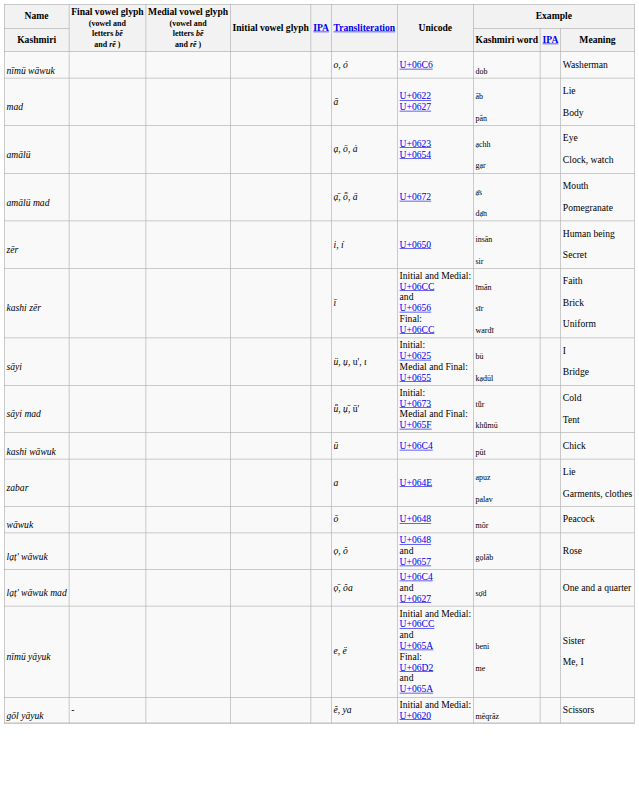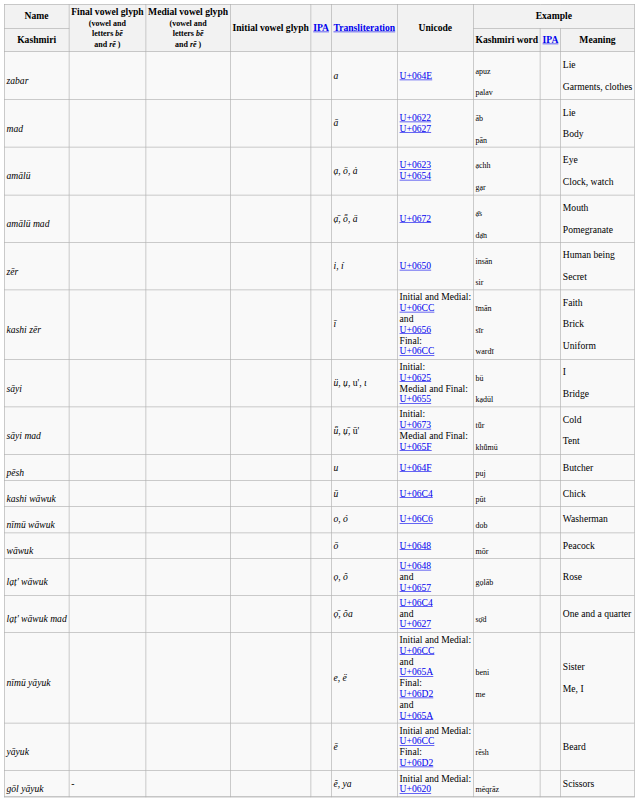rows swapped: (17, 488) <-> (31, 70)
+ row: (15, 473)
+ row: (18, 752)
